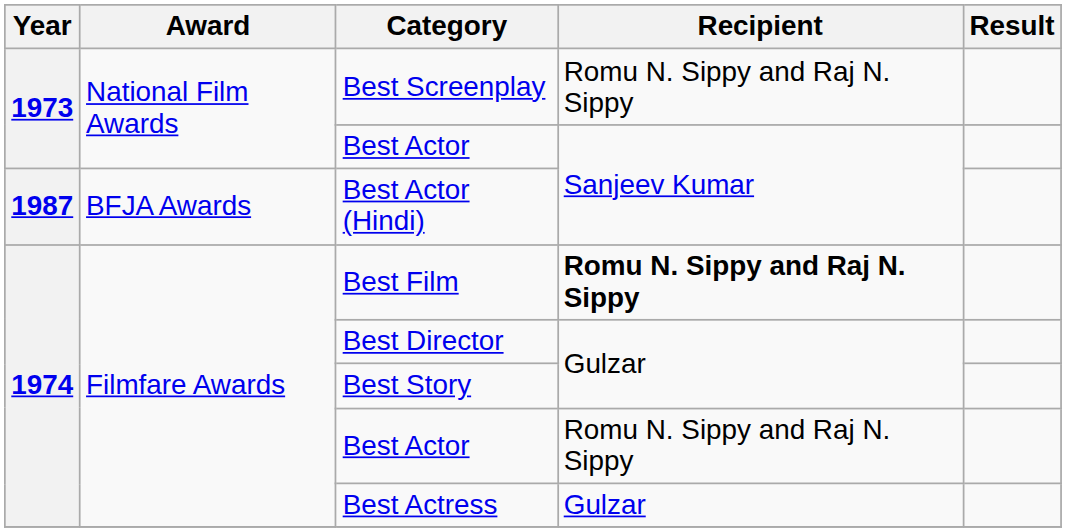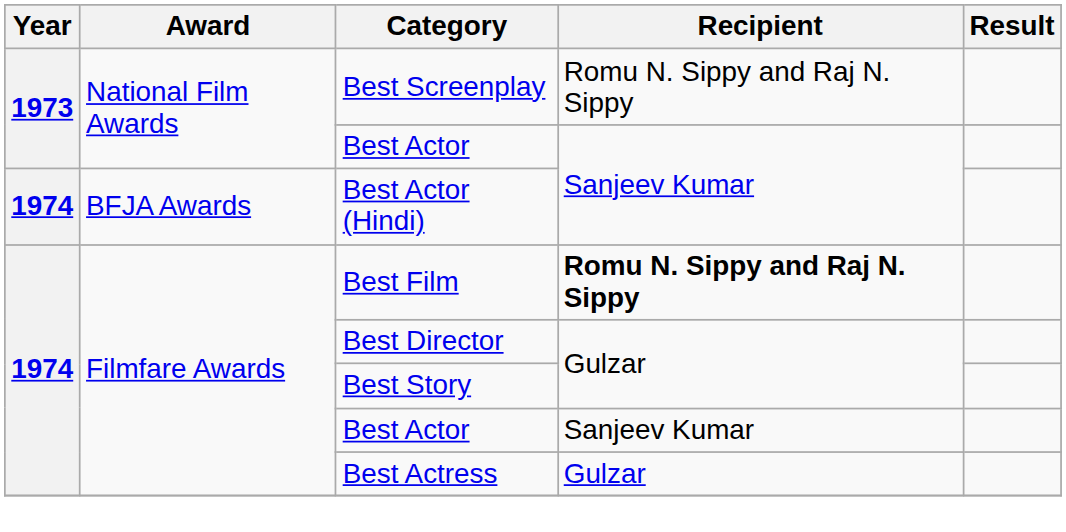(42, 206) 1987 -> (42, 206) 1974
(727, 445) Romu N. Sippy and Raj N. Sippy -> (659, 429) Sanjeev Kumar
